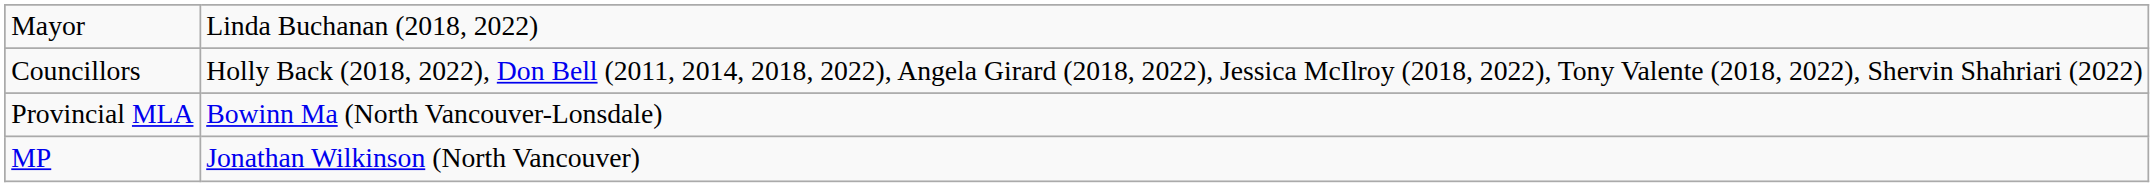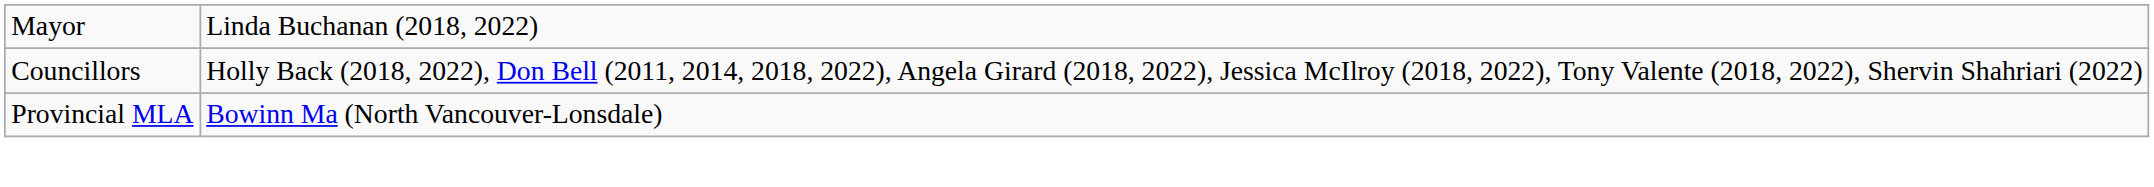- row: (31, 158)
